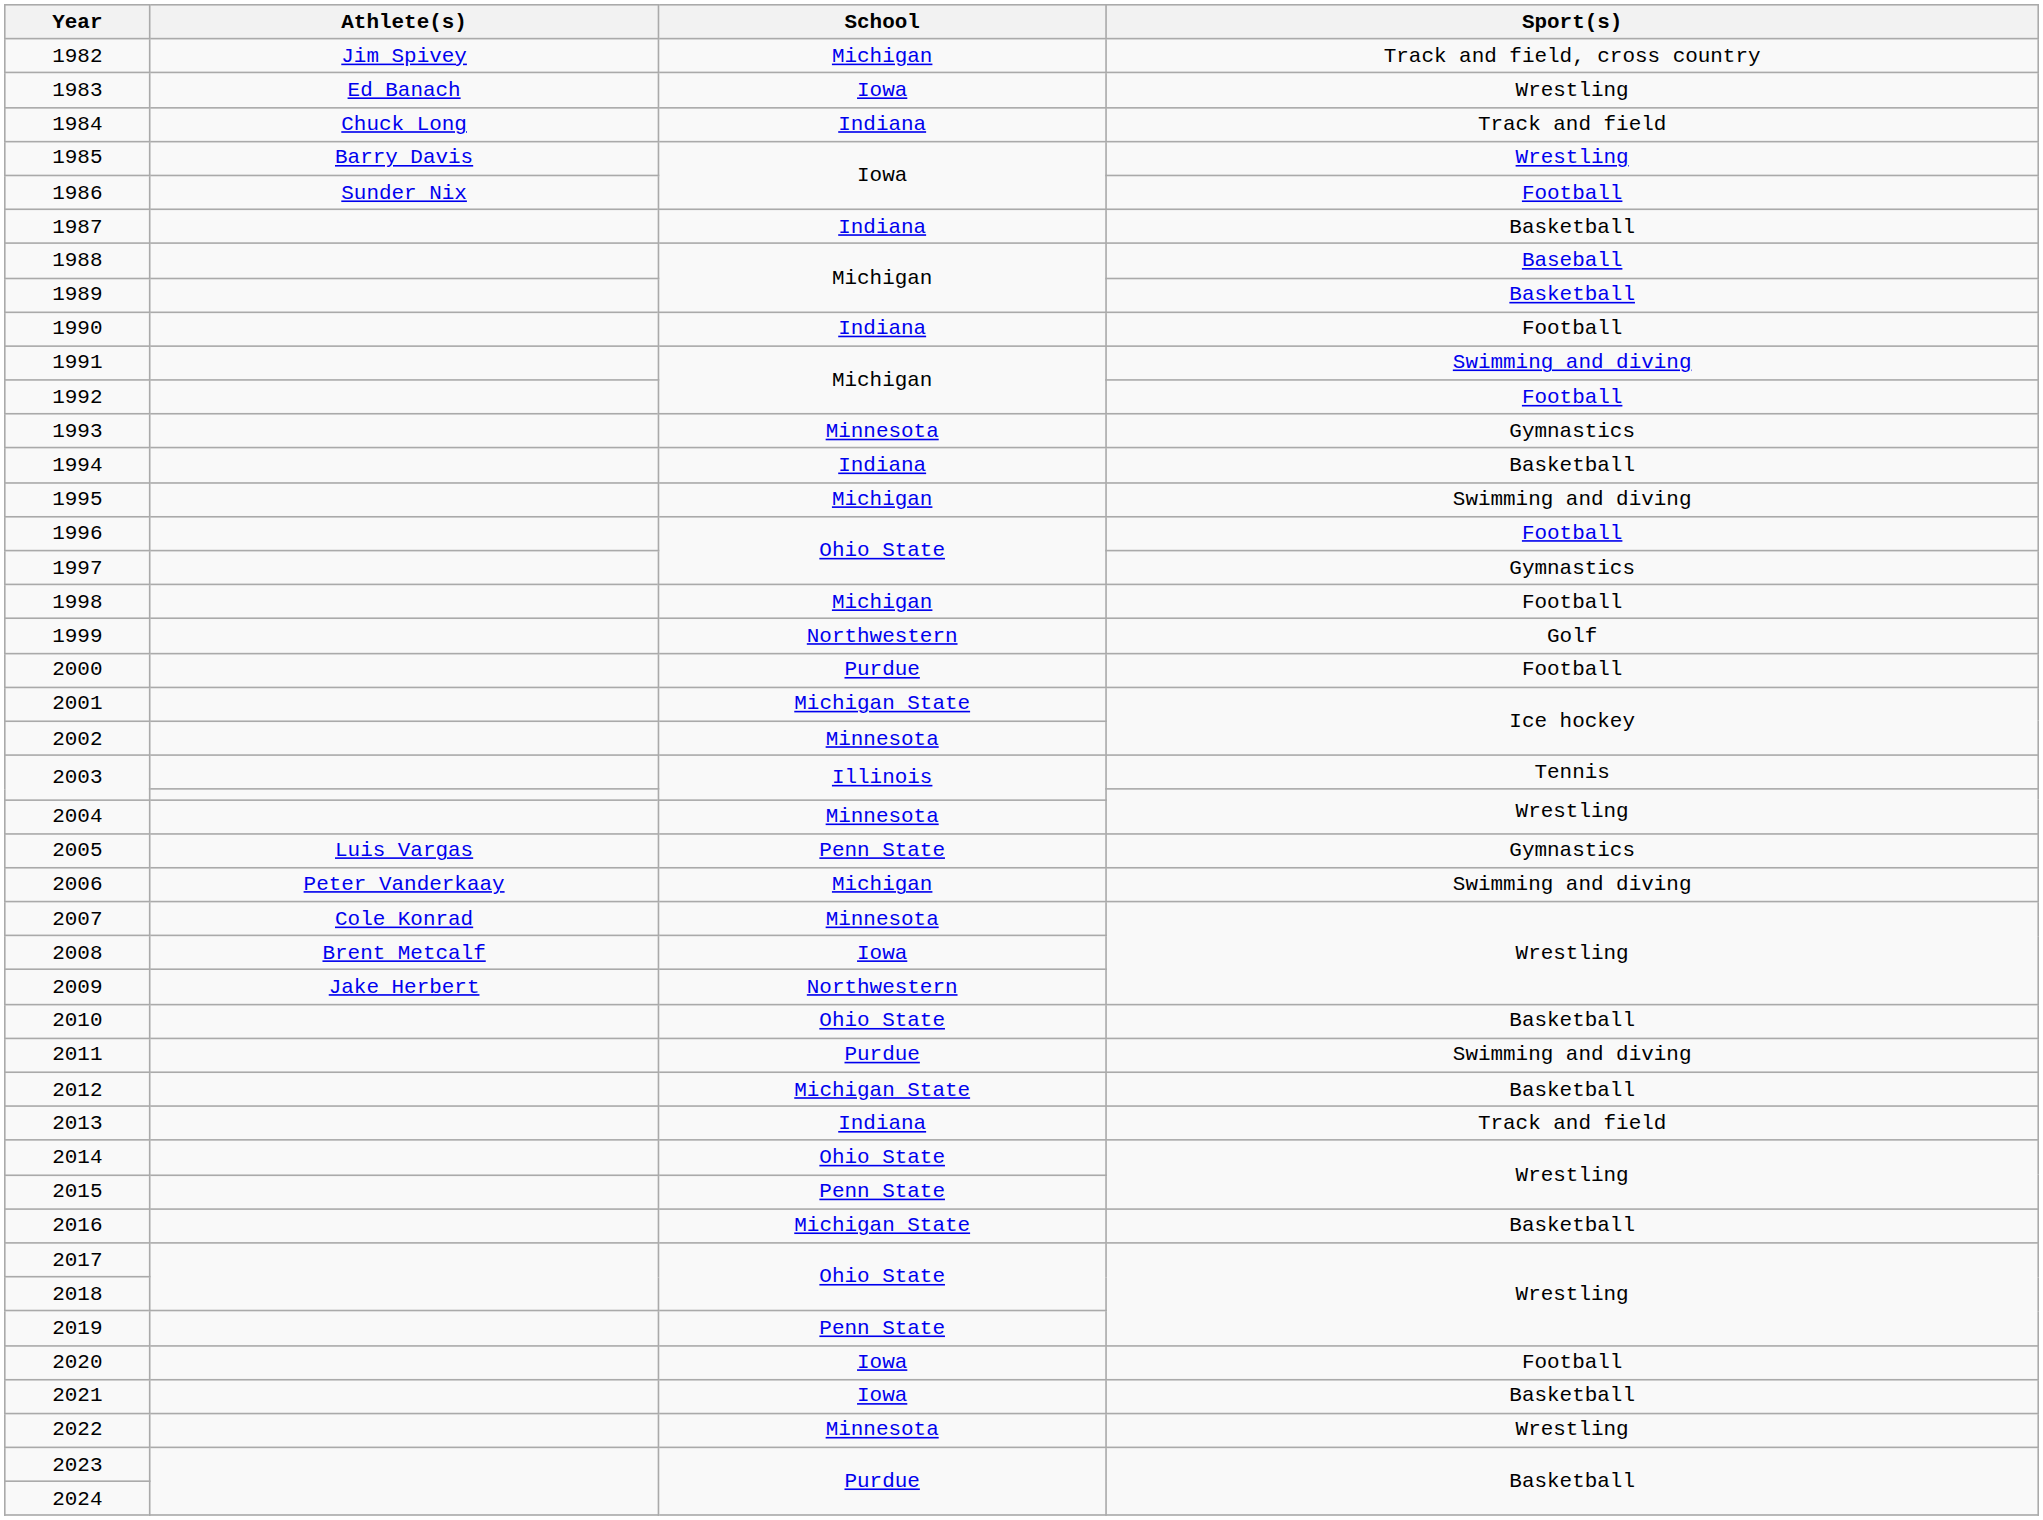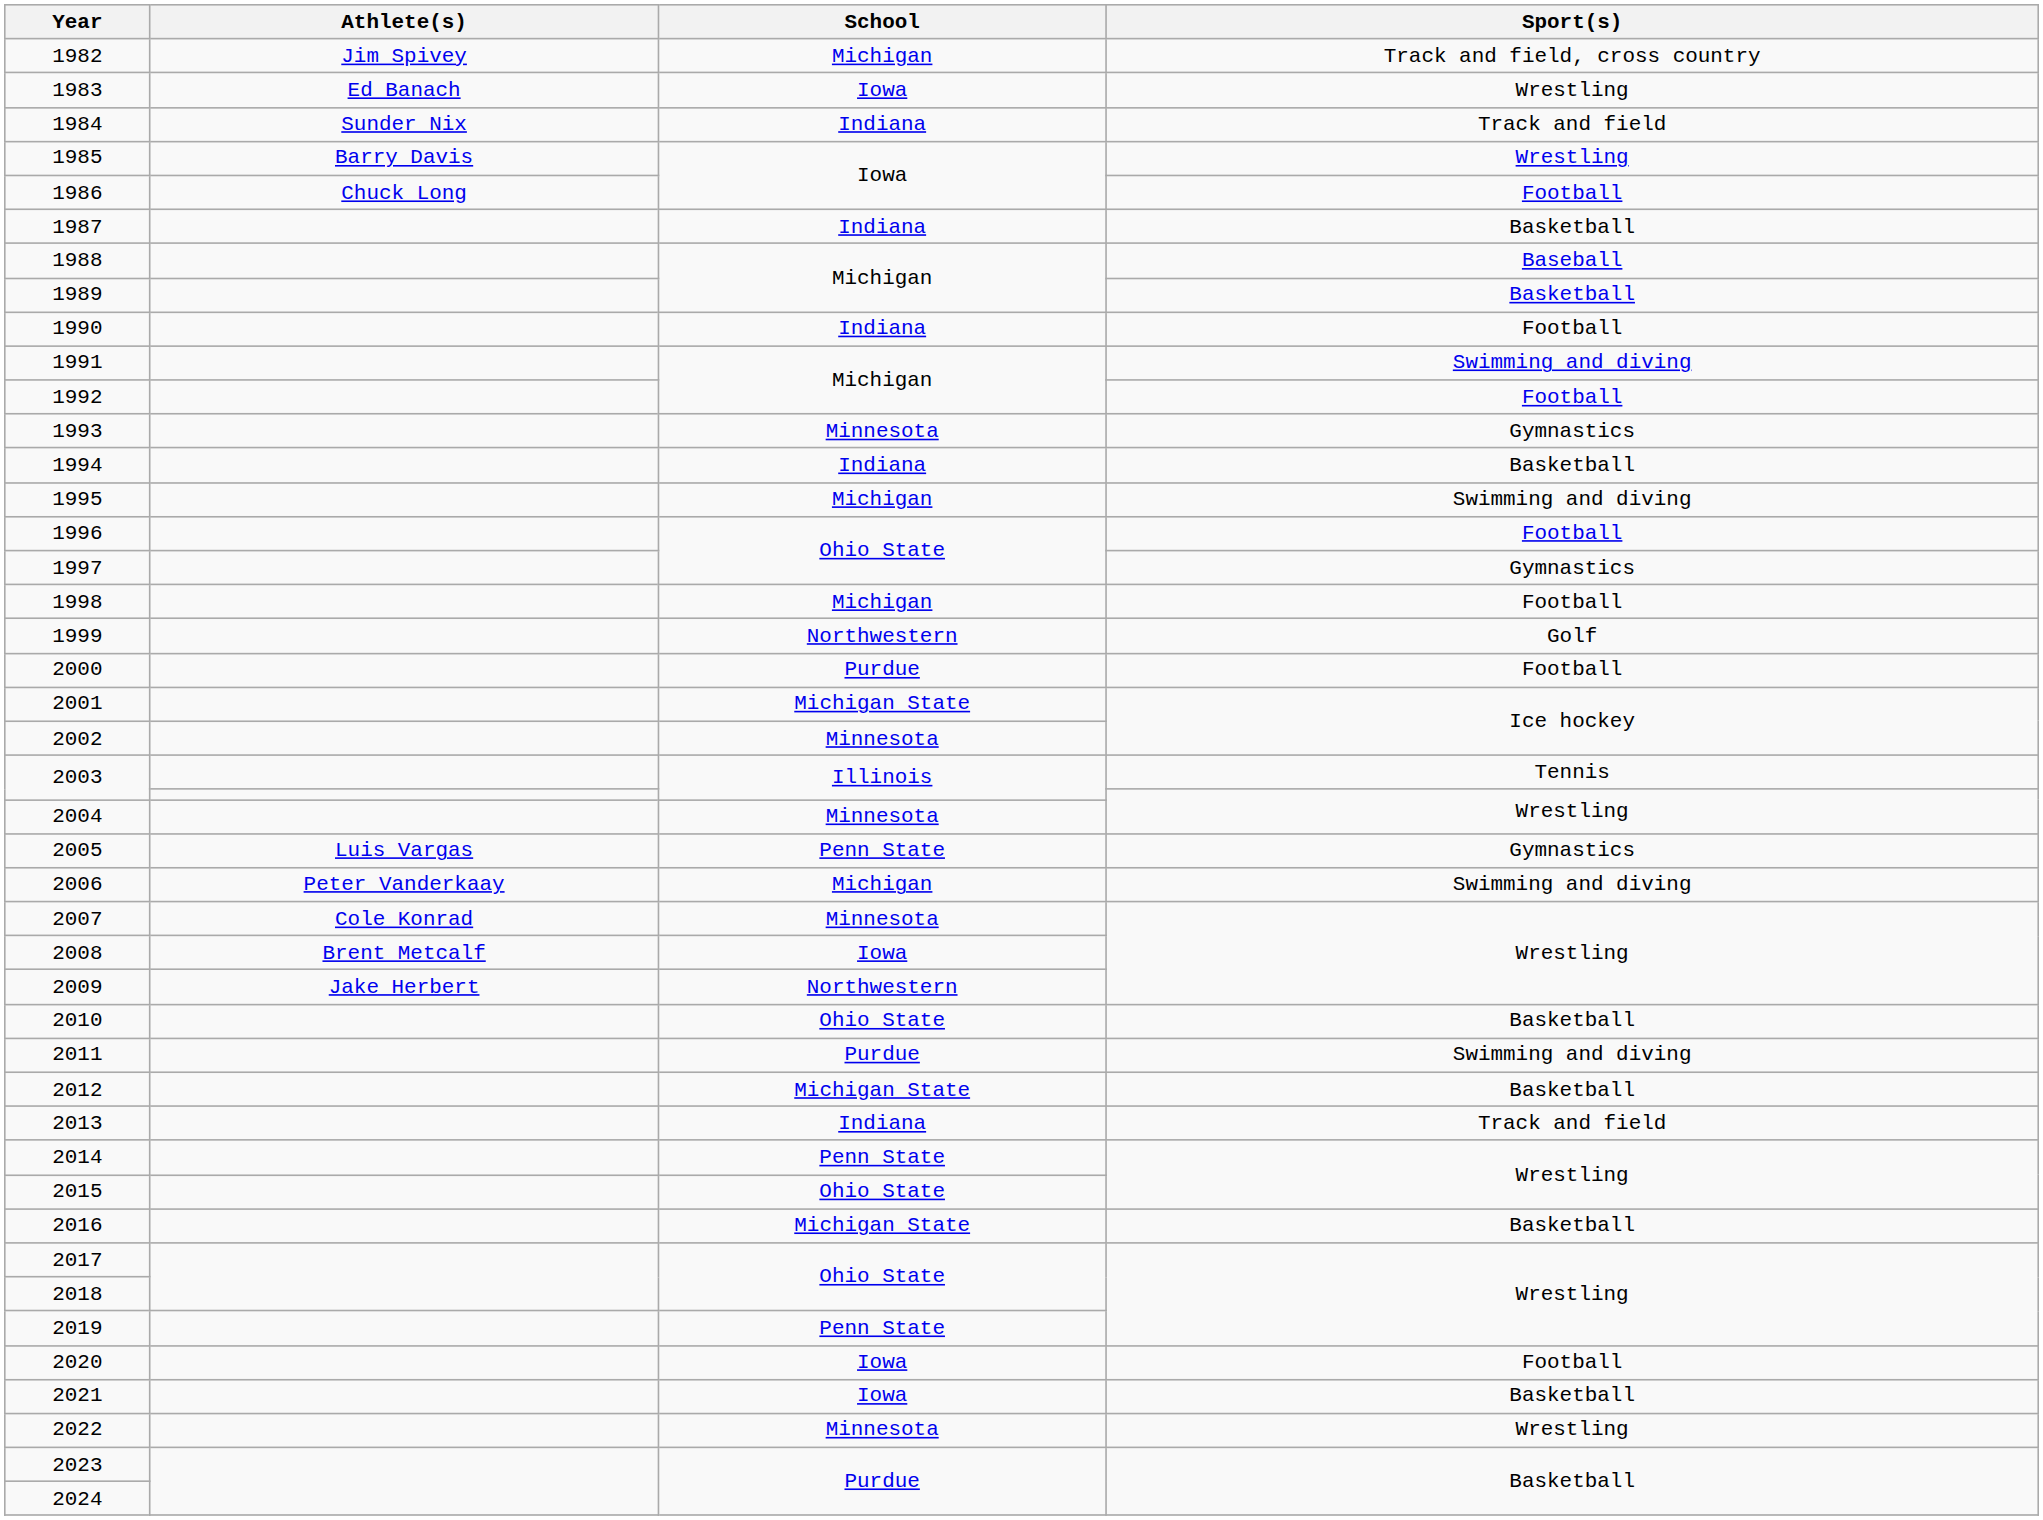(404, 124) Chuck Long -> (404, 124) Sunder Nix
(404, 192) Sunder Nix -> (404, 192) Chuck Long
(882, 1158) Ohio State -> (882, 1158) Penn State
(882, 1192) Penn State -> (882, 1192) Ohio State
